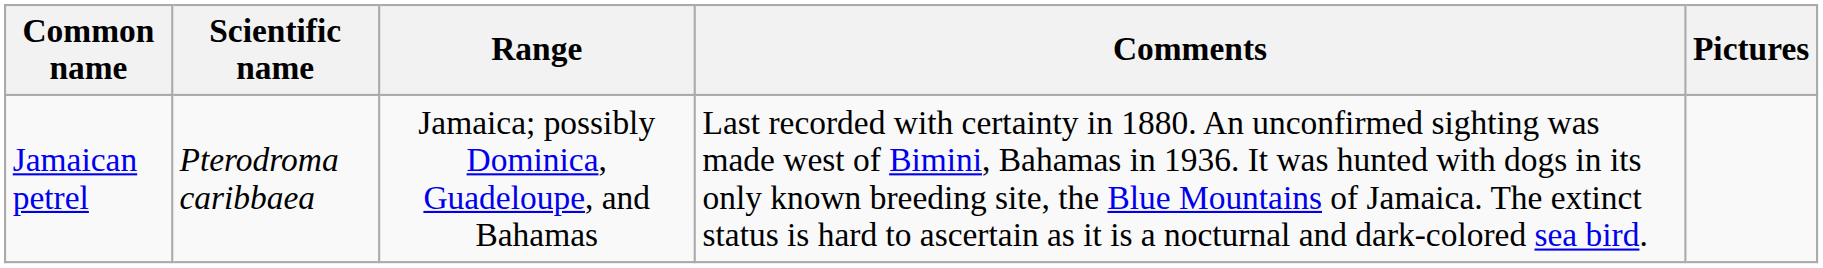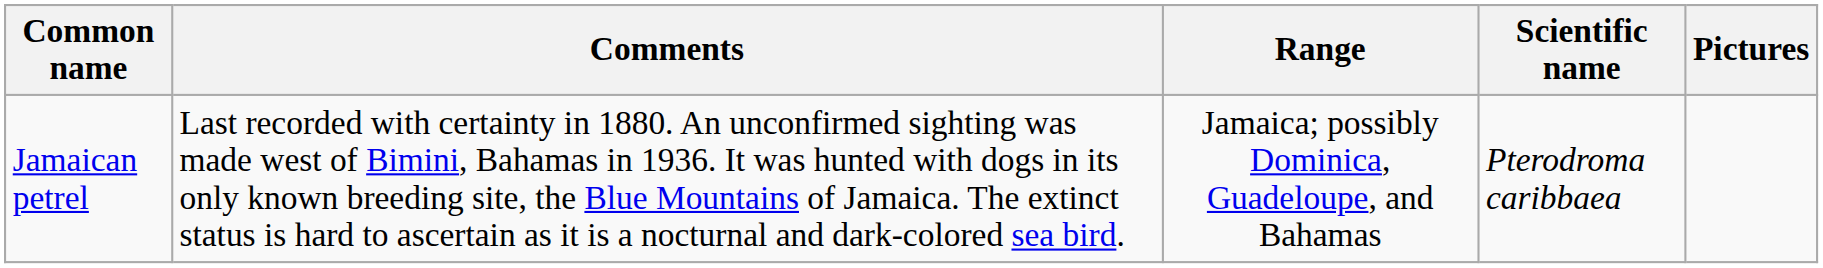columns swapped: (275, 49) <-> (1190, 49)
